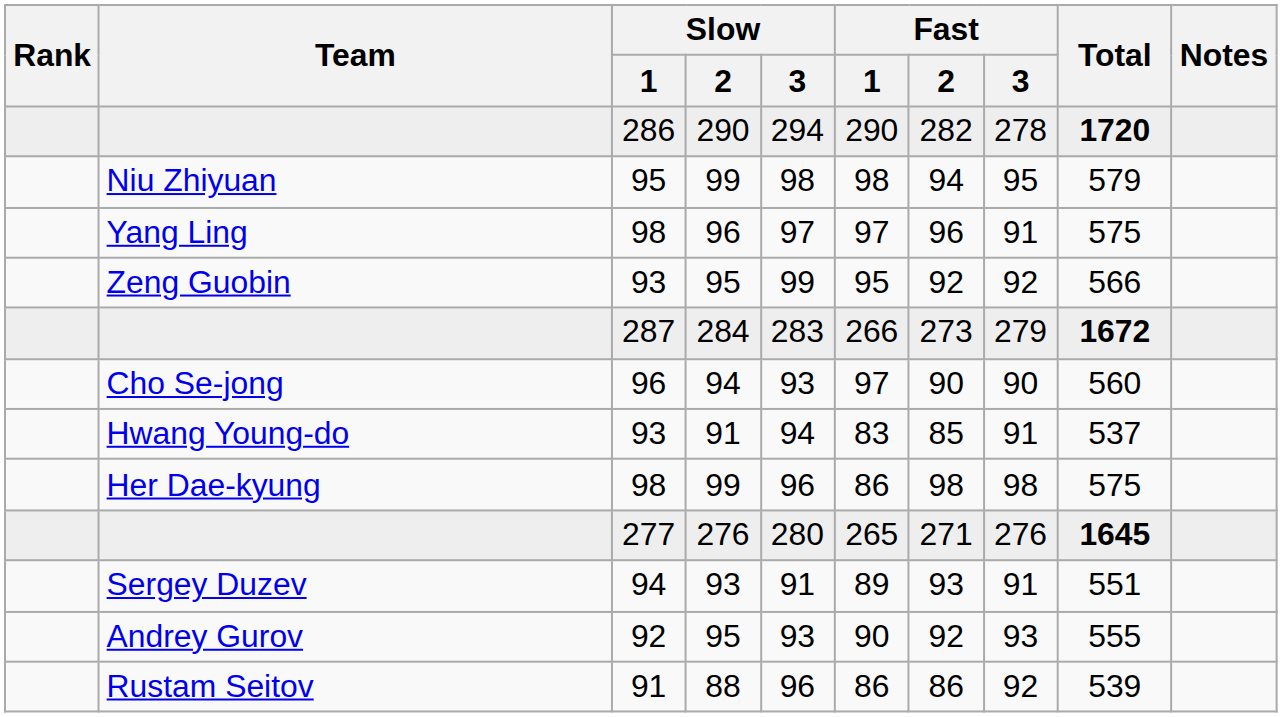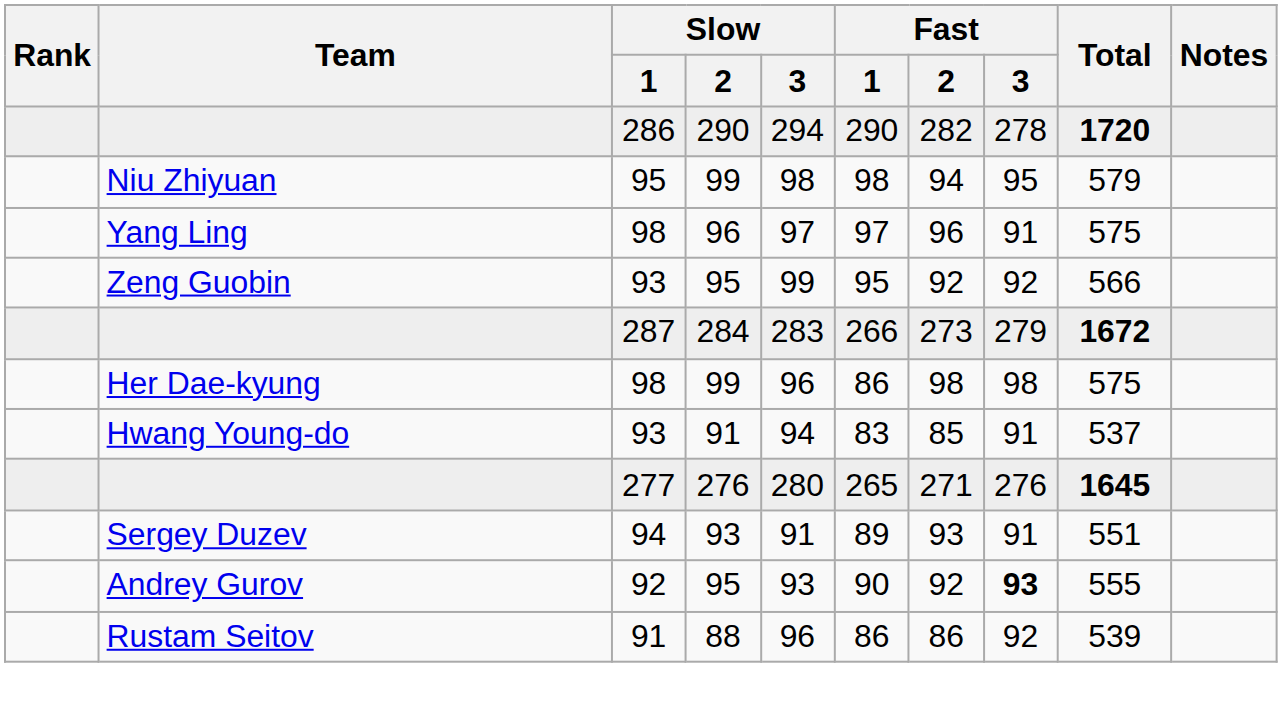- row: (195, 383)
rows swapped: (214, 484) <-> (228, 433)
(1021, 635) normal -> (1021, 585) bold
